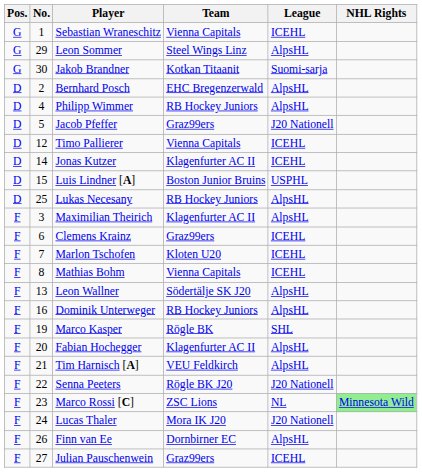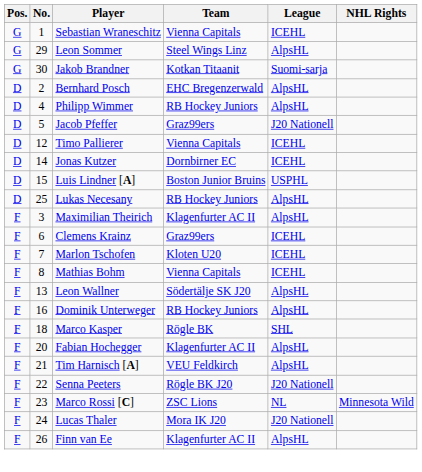(211, 161) Klagenfurter AC II -> (201, 161) Dornbirner EC
(41, 328) 19 -> (41, 328) 18
(376, 402) lightgreen background -> (376, 402) no background
(201, 439) Dornbirner EC -> (211, 439) Klagenfurter AC II
- row: (104, 458)
